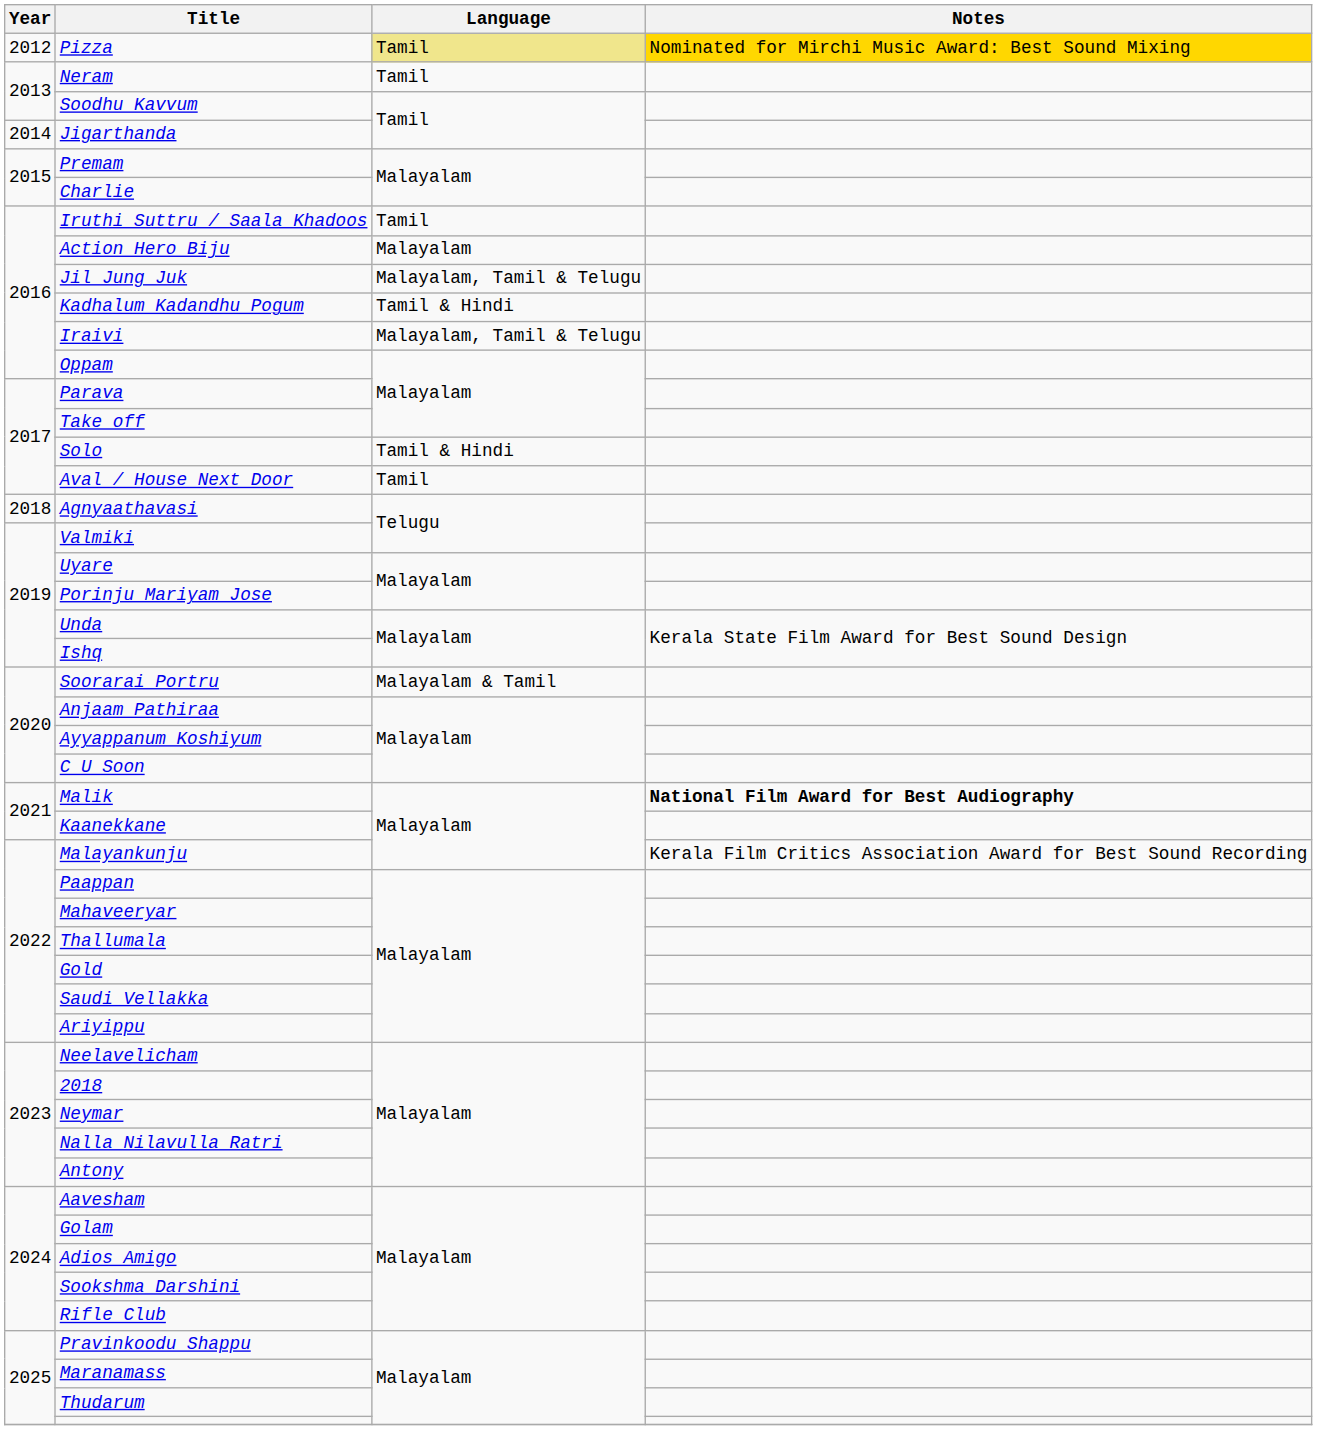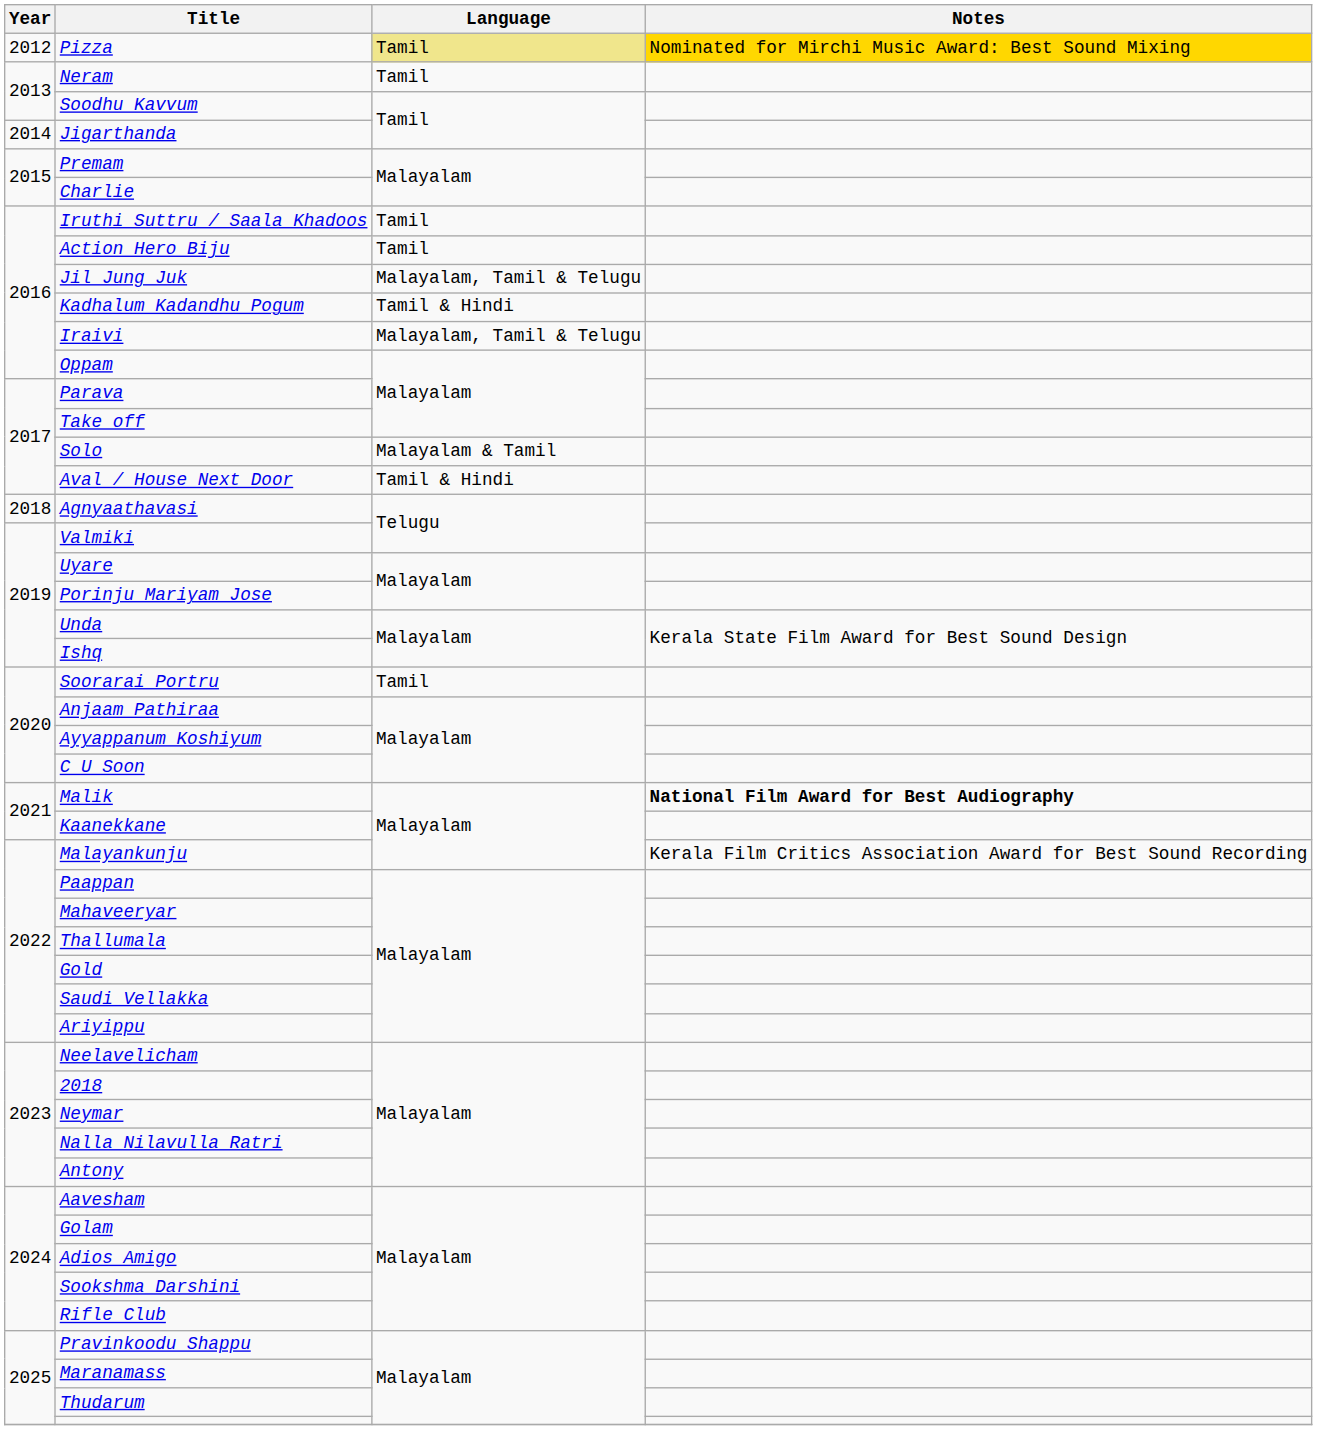(424, 250) Malayalam -> (402, 250) Tamil
(445, 451) Tamil & Hindi -> (466, 451) Malayalam & Tamil
(402, 480) Tamil -> (445, 480) Tamil & Hindi
(466, 682) Malayalam & Tamil -> (402, 682) Tamil
